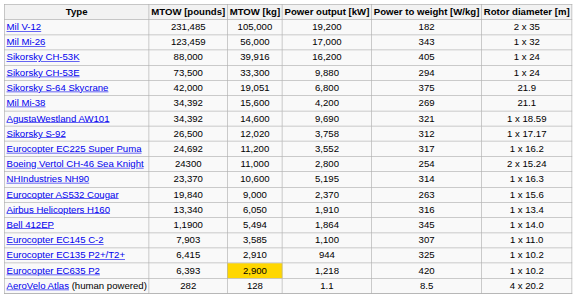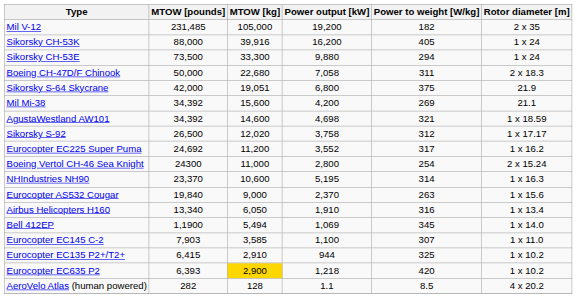- row: (26, 42)
+ row: (63, 73)
(327, 118) 9,690 -> (327, 118) 4,698
(327, 225) 1,864 -> (327, 225) 1,069
